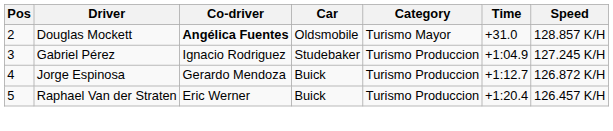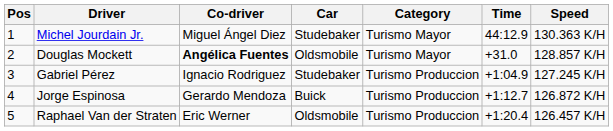+ row: (90, 34)
(310, 95) Buick -> (326, 116) Oldsmobile
